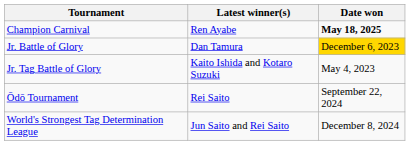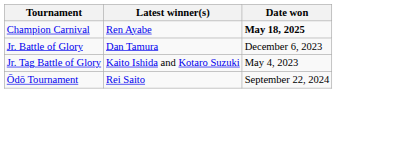(360, 46) gold background -> (283, 46) no background
- row: (85, 126)
